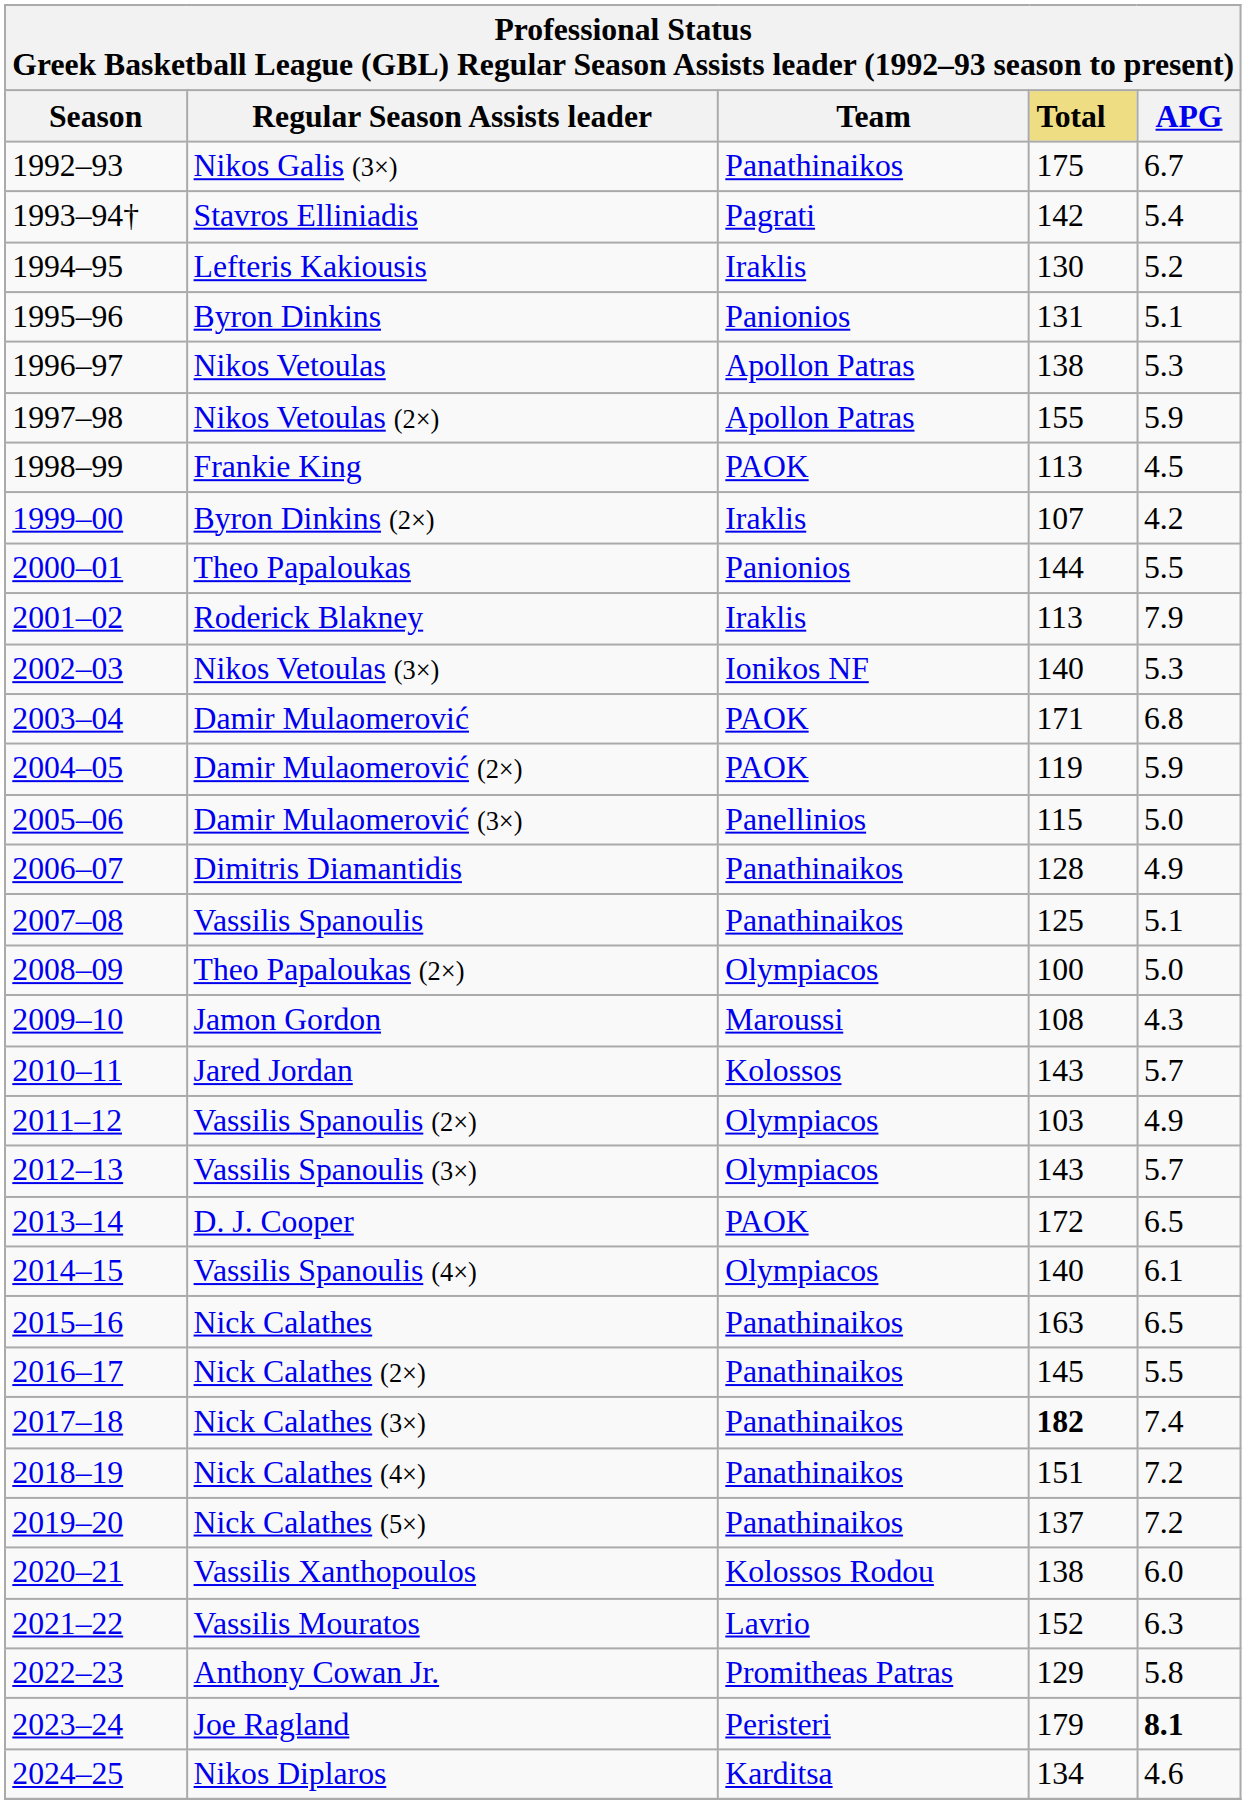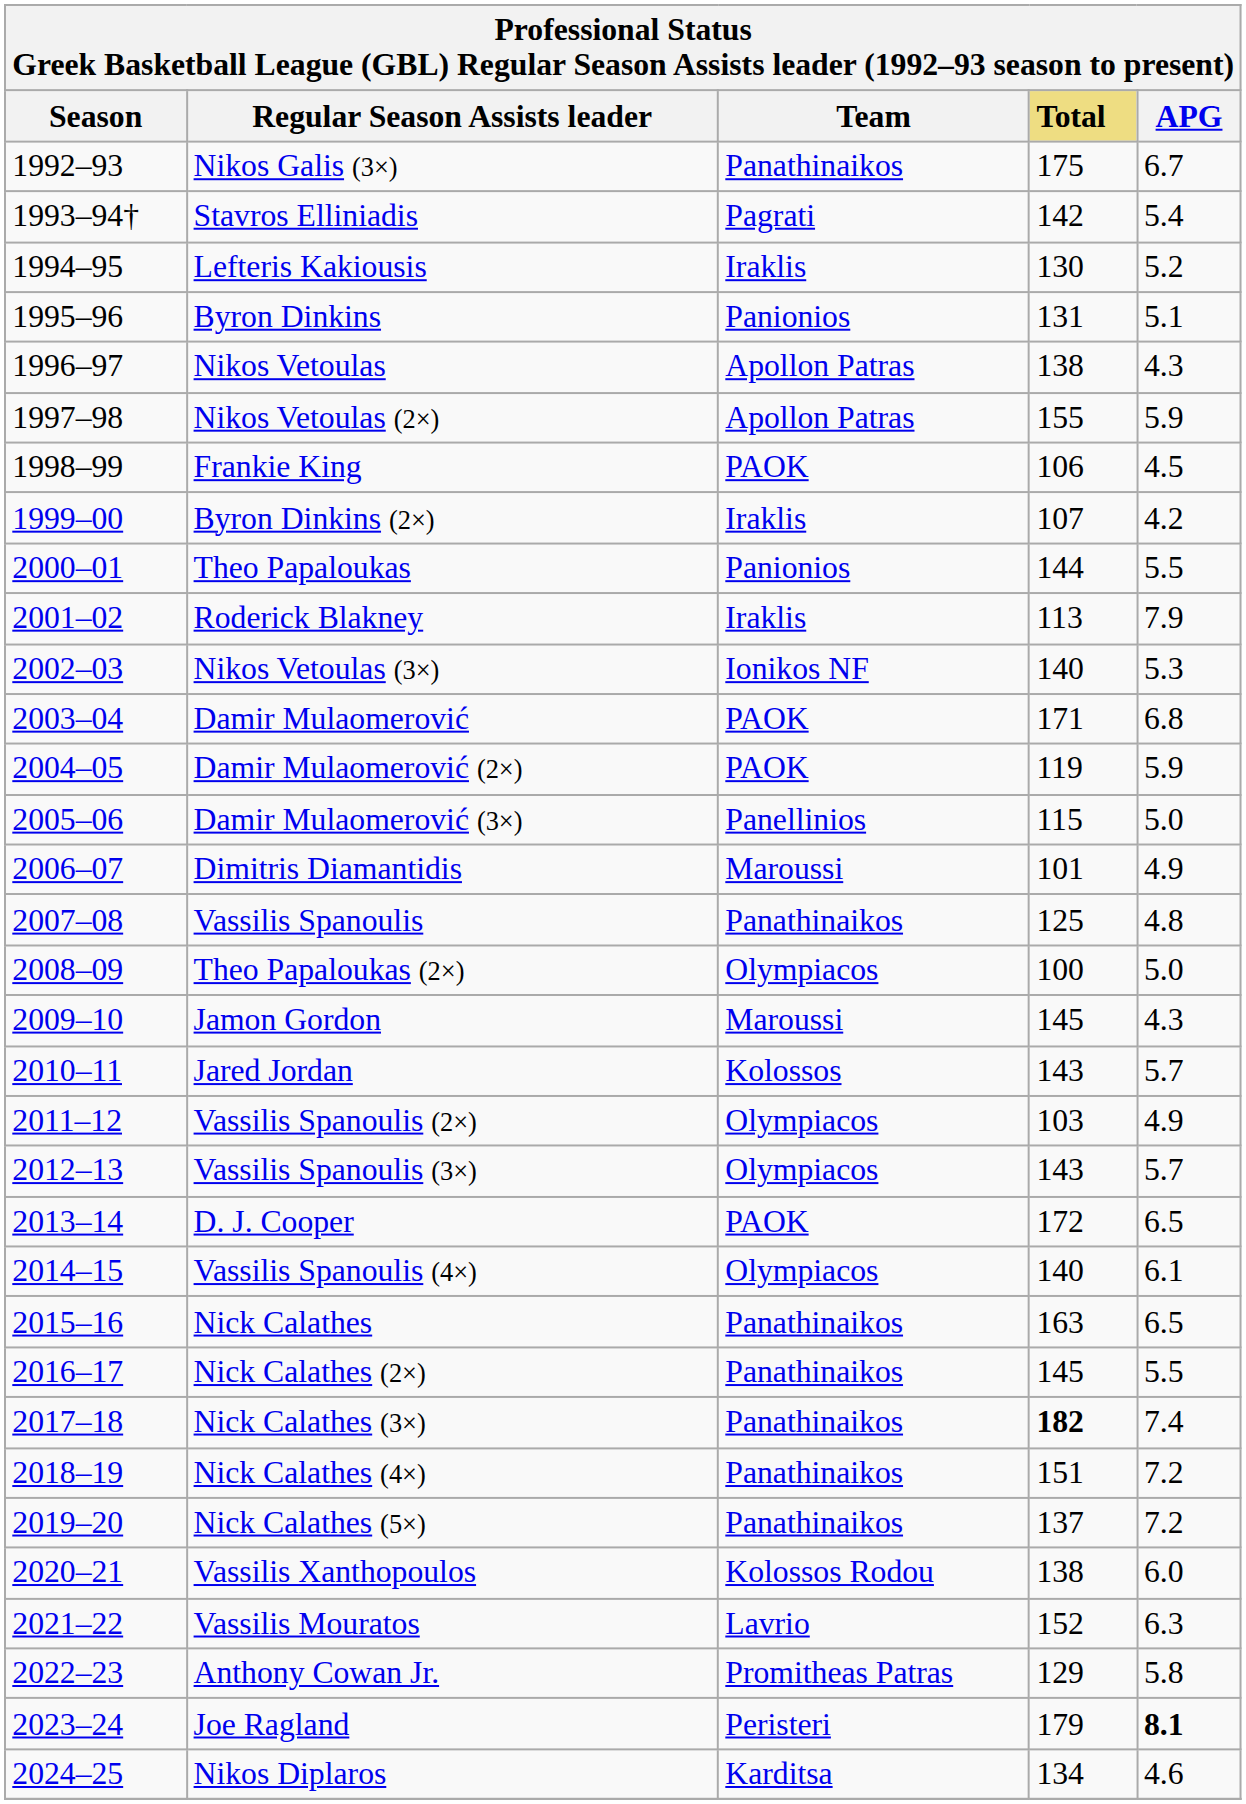(1164, 366) 5.3 -> (1164, 366) 4.3
(1060, 467) 113 -> (1060, 467) 106
(814, 869) Panathinaikos -> (784, 869) Maroussi
(1060, 869) 128 -> (1060, 869) 101
(1164, 919) 5.1 -> (1164, 919) 4.8
(1060, 1019) 108 -> (1060, 1019) 145
